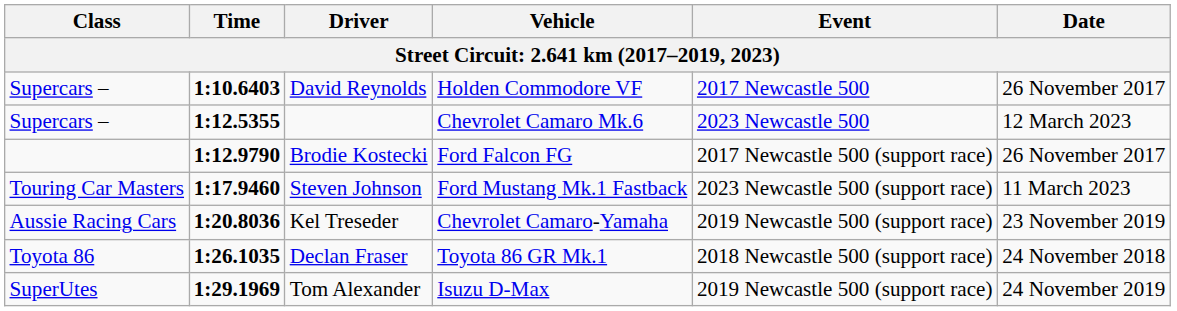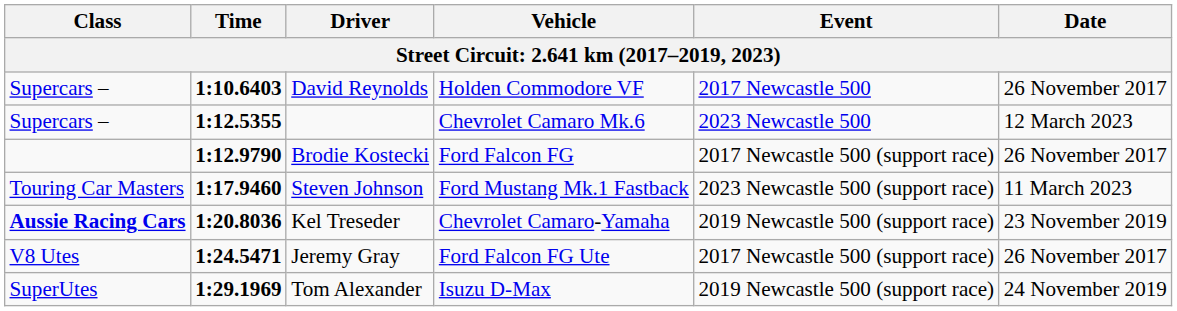(93, 222) normal -> (98, 222) bold
+ row: (345, 255)
- row: (349, 255)
